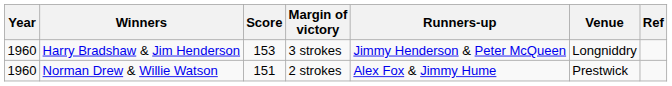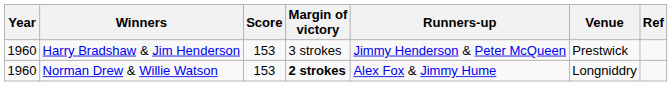(604, 50) Longniddry -> (600, 50) Prestwick
(264, 71) 151 -> (264, 71) 153
(315, 71) normal -> (317, 71) bold
(600, 71) Prestwick -> (604, 71) Longniddry
